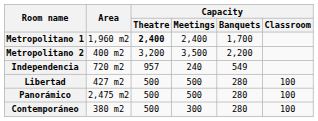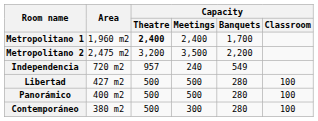(109, 53) 400 m2 -> (109, 53) 2,475 m2
(109, 95) 2,475 m2 -> (109, 95) 400 m2
